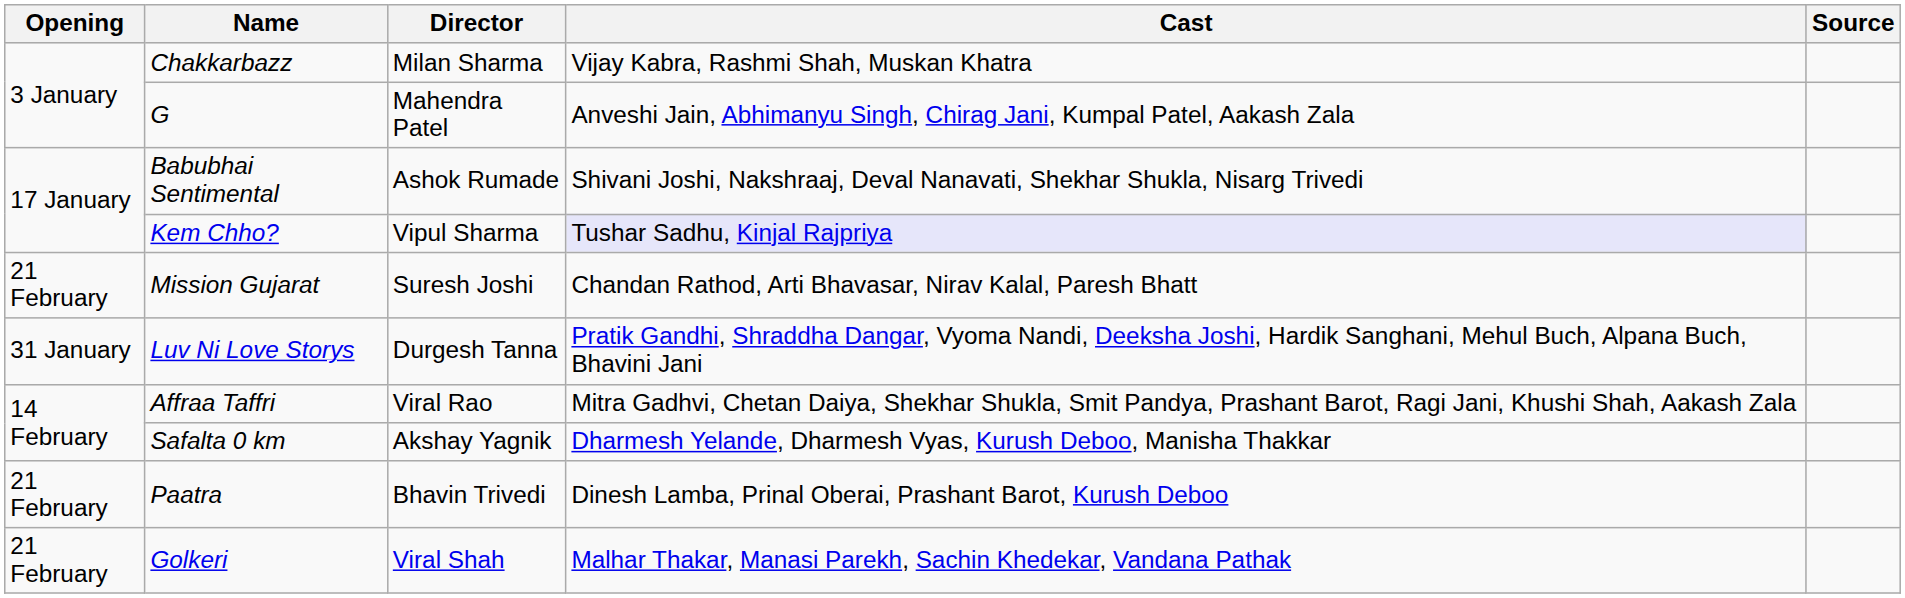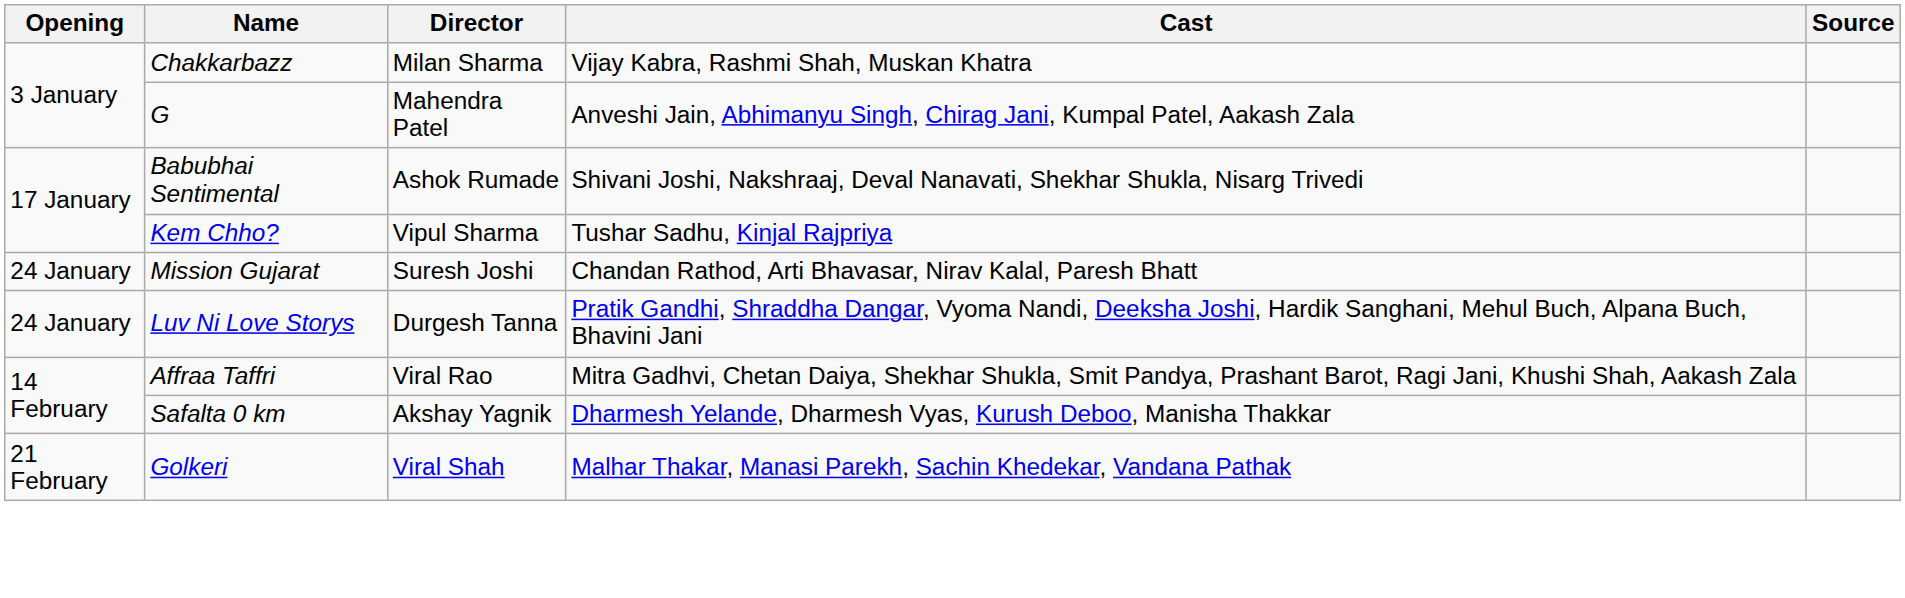(732, 232) lavender background -> (732, 232) no background
(59, 285) 21 February -> (71, 271) 24 January
(71, 350) 31 January -> (71, 323) 24 January
- row: (186, 494)
